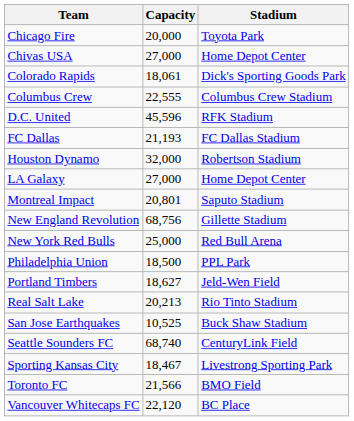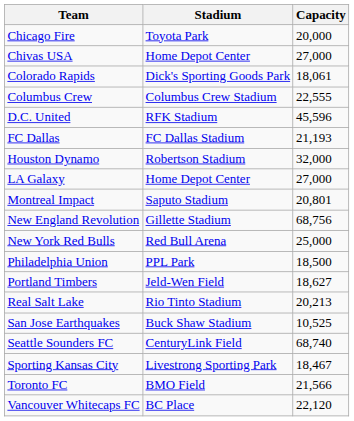columns swapped: (273, 14) <-> (170, 14)
